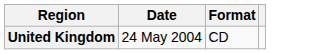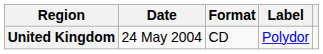+ column: (286, 15)
